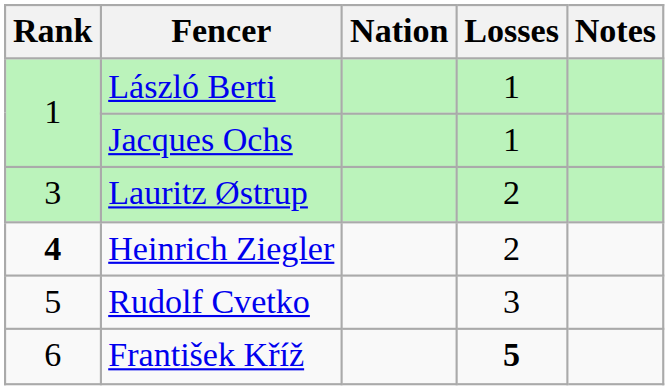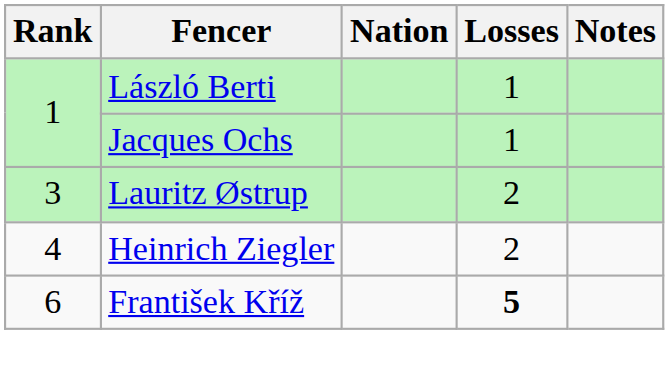(53, 247) bold -> (53, 247) normal
- row: (209, 301)
